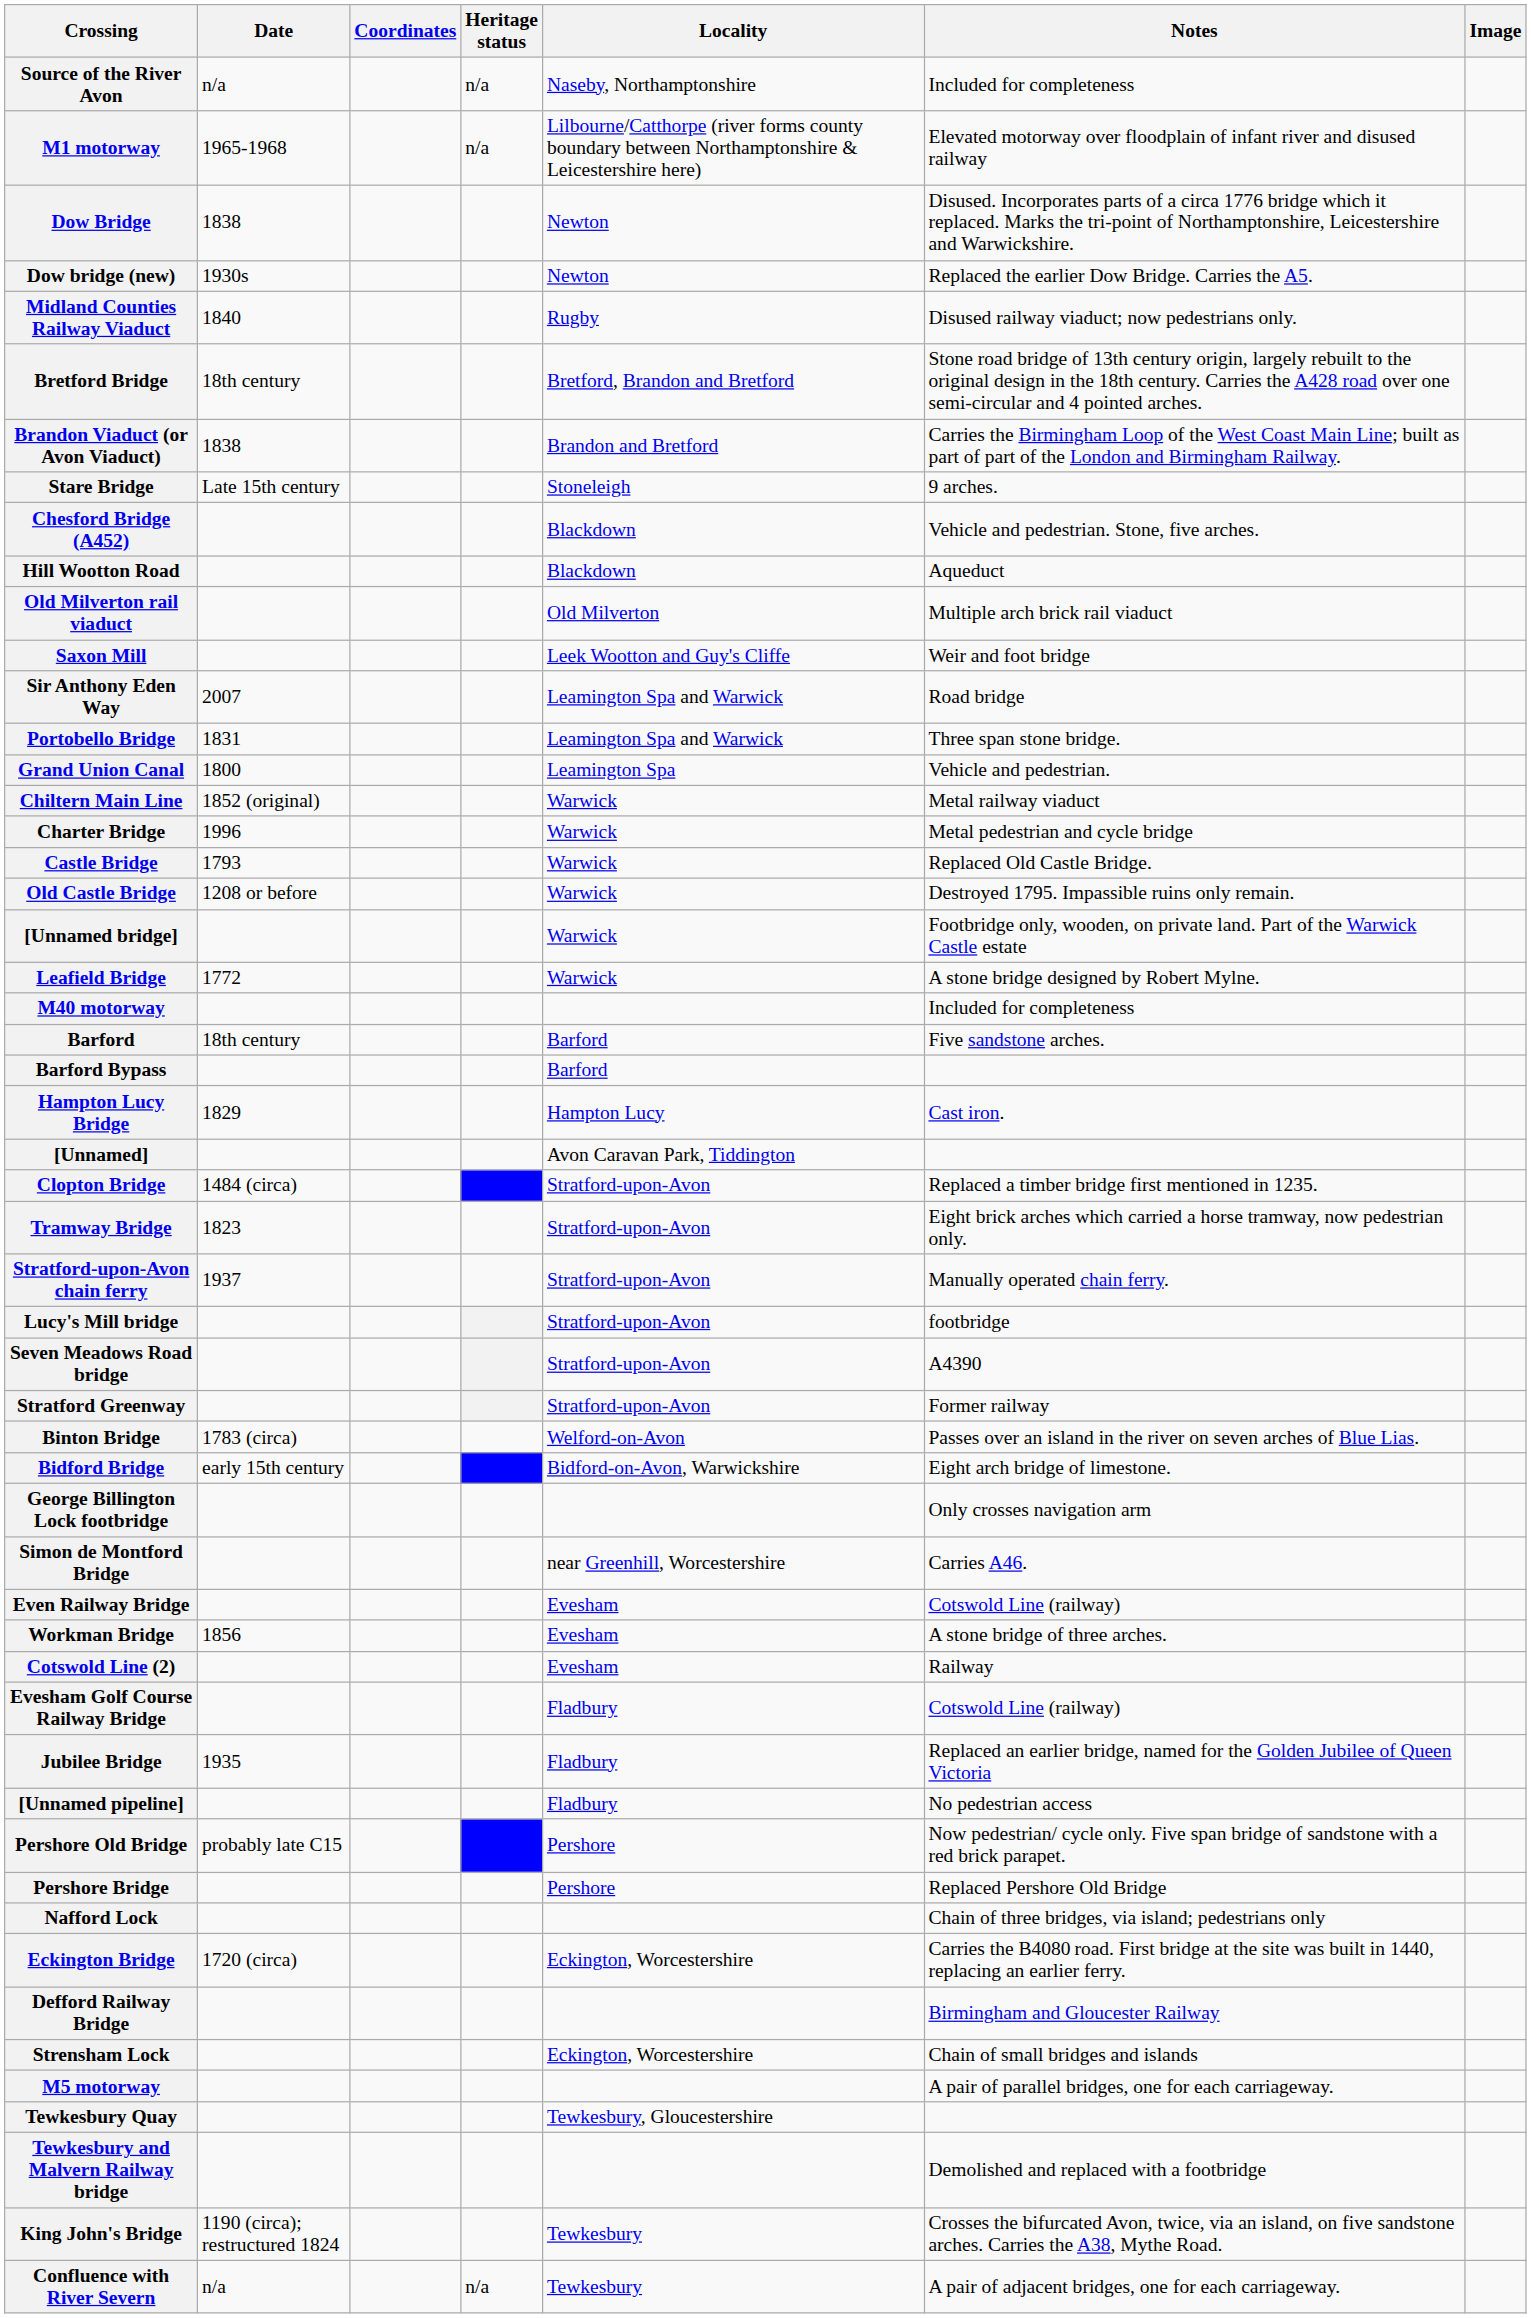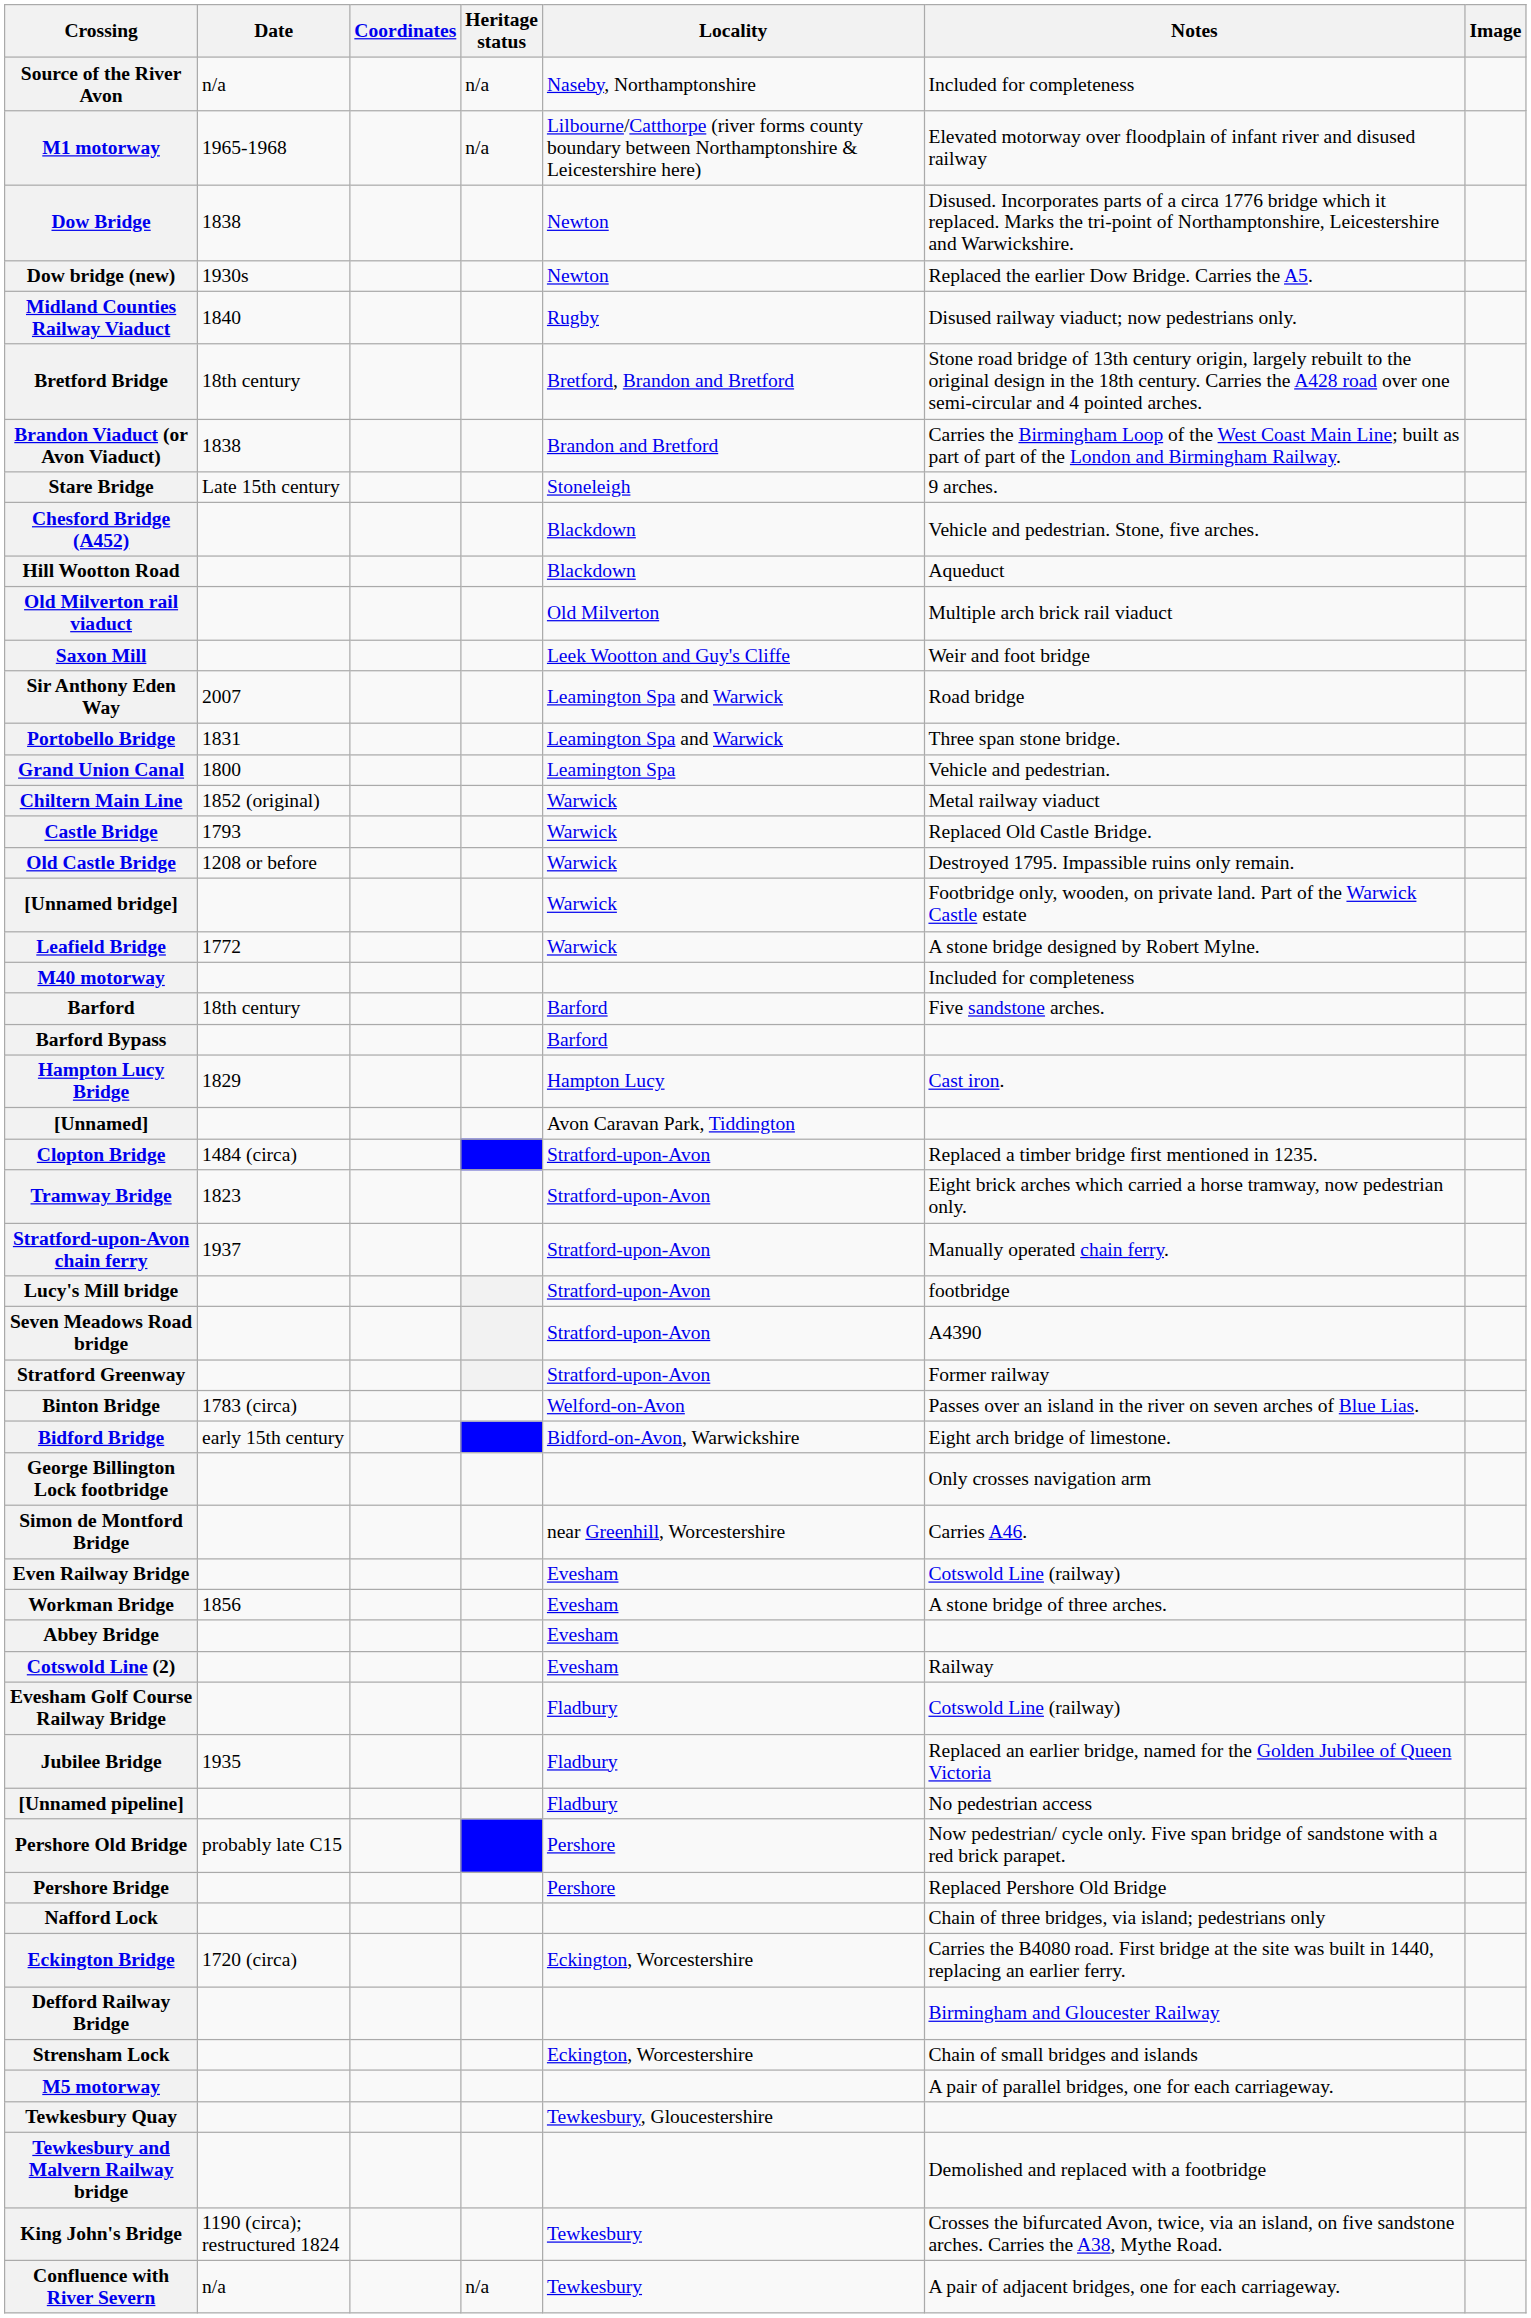- row: (101, 831)
+ row: (101, 1635)
